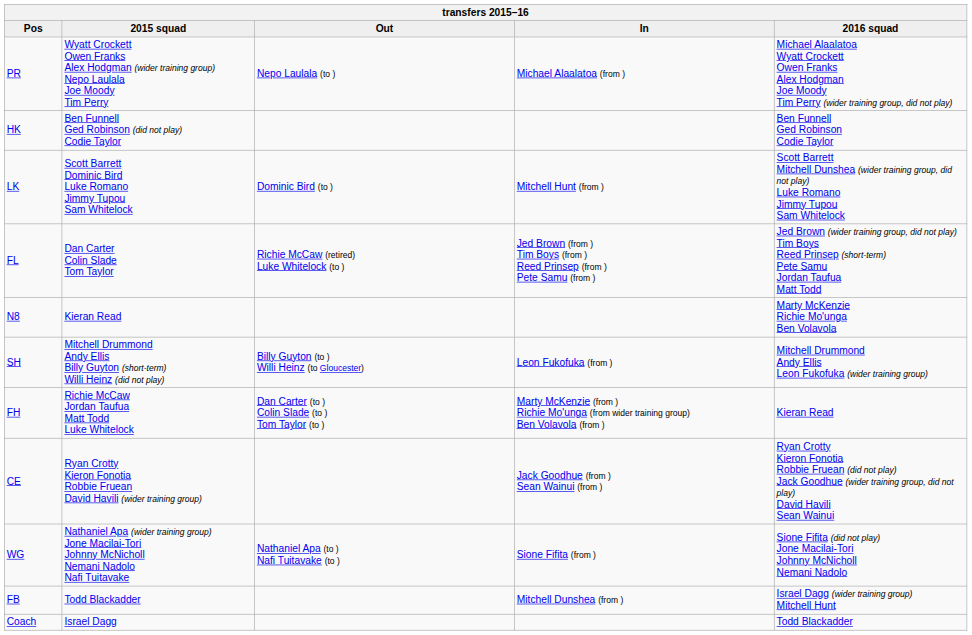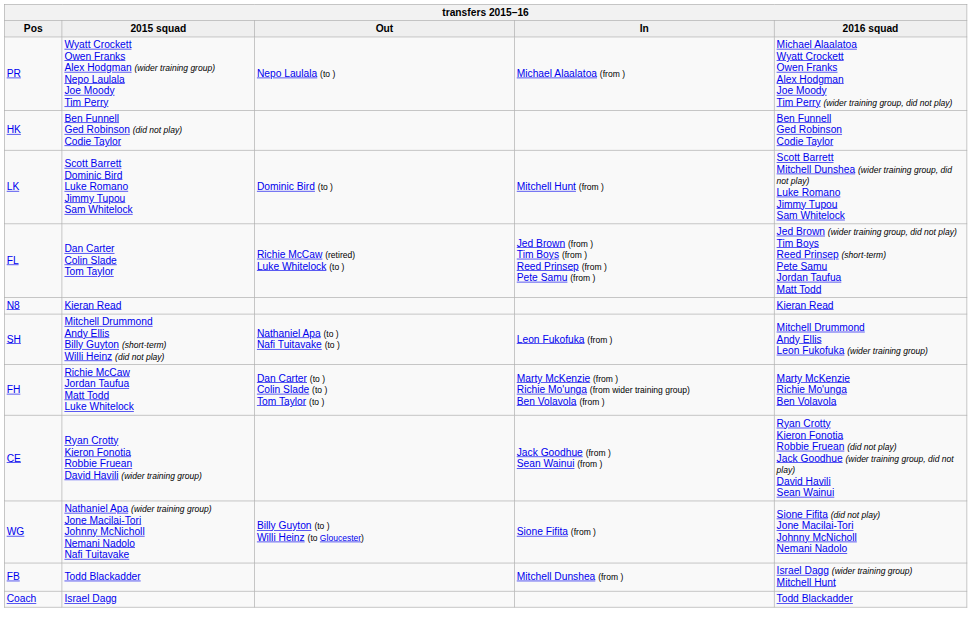(813, 317) Marty McKenzie Richie Mo'unga Ben Volavola -> (805, 305) Kieran Read
(310, 362) Billy Guyton (to ) Willi Heinz (to Gloucester) -> (298, 339) Nathaniel Apa (to ) Nafi Tuitavake (to )
(805, 413) Kieran Read -> (813, 390) Marty McKenzie Richie Mo'unga Ben Volavola
(298, 555) Nathaniel Apa (to ) Nafi Tuitavake (to ) -> (310, 532) Billy Guyton (to ) Willi Heinz (to Gloucester)
